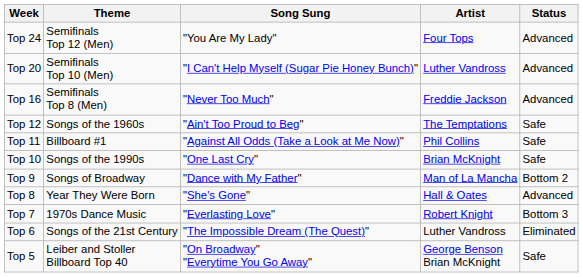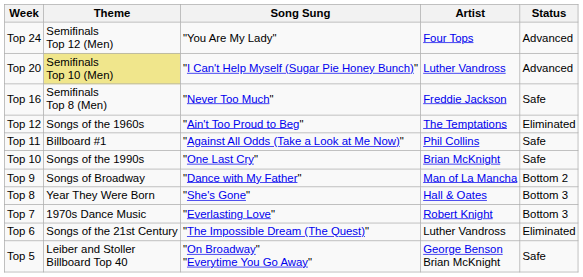(80, 68) no background -> (80, 68) khaki background
(548, 99) Advanced -> (534, 99) Safe
(534, 123) Safe -> (549, 123) Eliminated
(548, 195) Advanced -> (545, 195) Bottom 3
